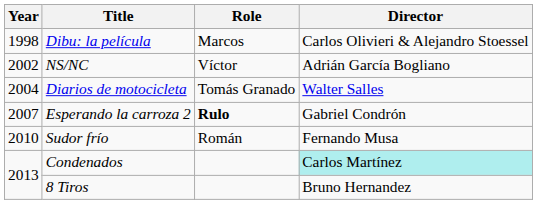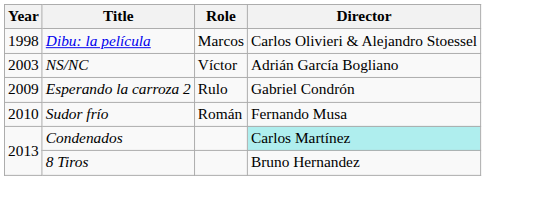(23, 65) 2002 -> (23, 65) 2003
- row: (116, 89)
(23, 114) 2007 -> (23, 89) 2009
(214, 114) bold -> (213, 89) normal
